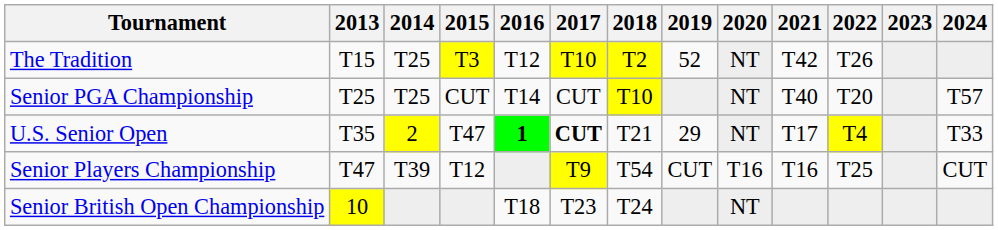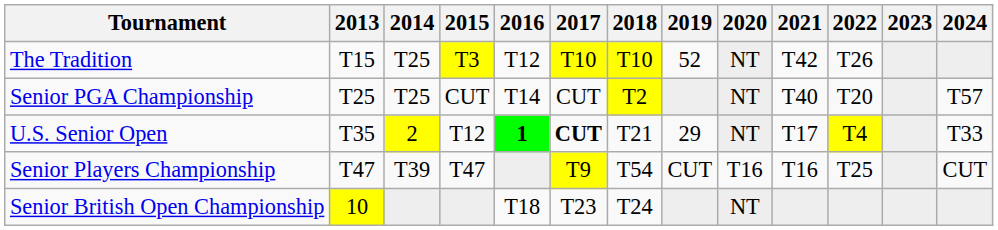(635, 59) T2 -> (635, 59) T10
(635, 96) T10 -> (635, 96) T2
(467, 133) T47 -> (467, 133) T12
(467, 170) T12 -> (467, 170) T47
